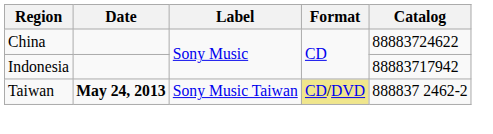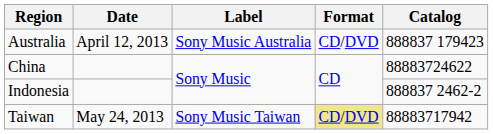+ row: (37, 41)
(415, 66) 88883717942 -> (434, 91) 888837 2462-2
(121, 91) bold -> (120, 116) normal
(420, 91) 888837 2462-2 -> (429, 116) 88883717942
